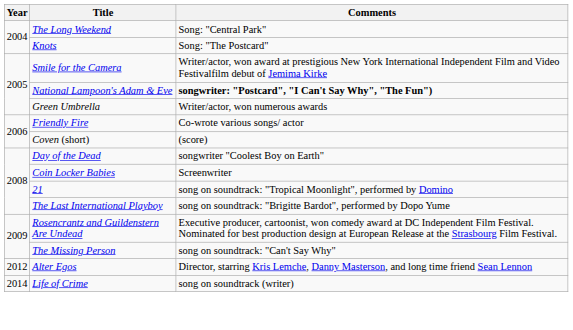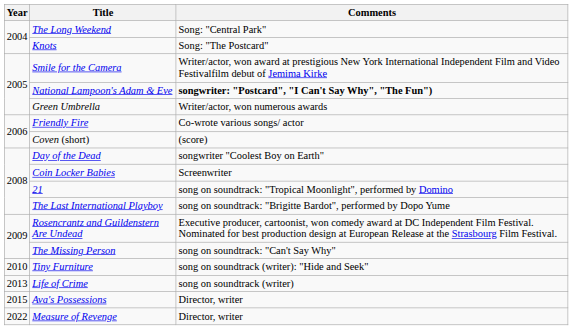+ row: (63, 267)
- row: (54, 267)
(17, 283) 2014 -> (17, 283) 2013
+ row: (69, 300)
+ row: (75, 316)
